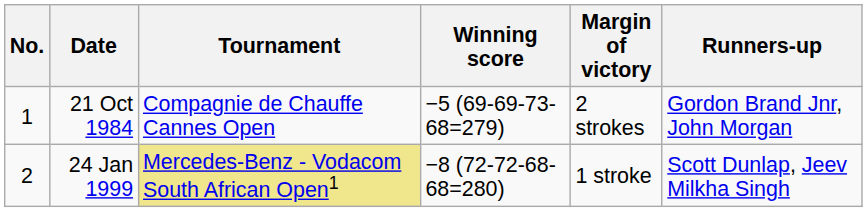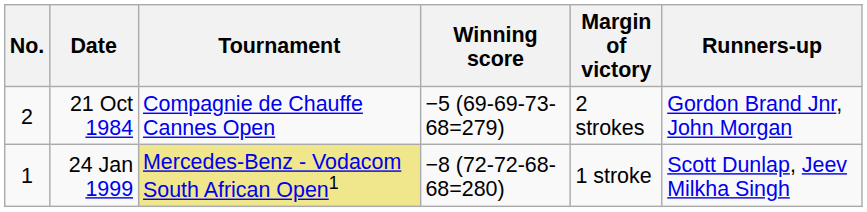(27, 116) 1 -> (27, 116) 2
(27, 176) 2 -> (27, 176) 1
